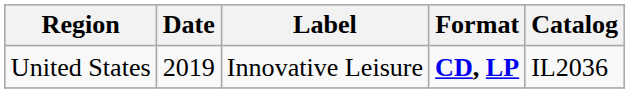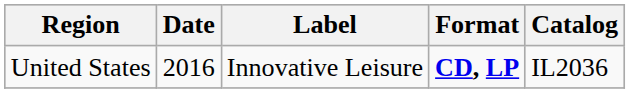(189, 66) 2019 -> (189, 66) 2016
